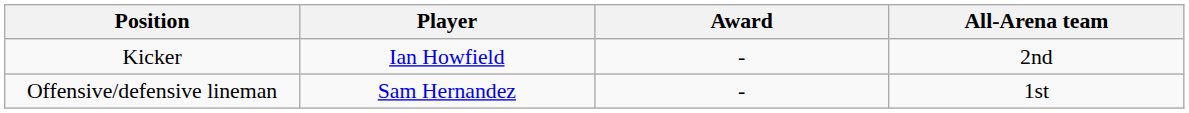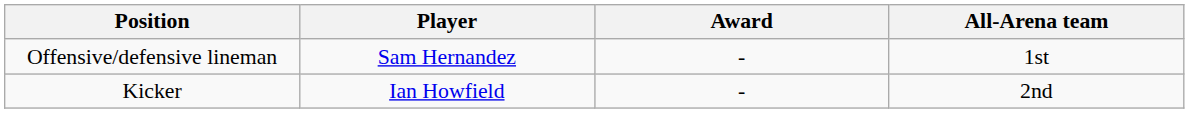rows swapped: (152, 90) <-> (152, 56)
